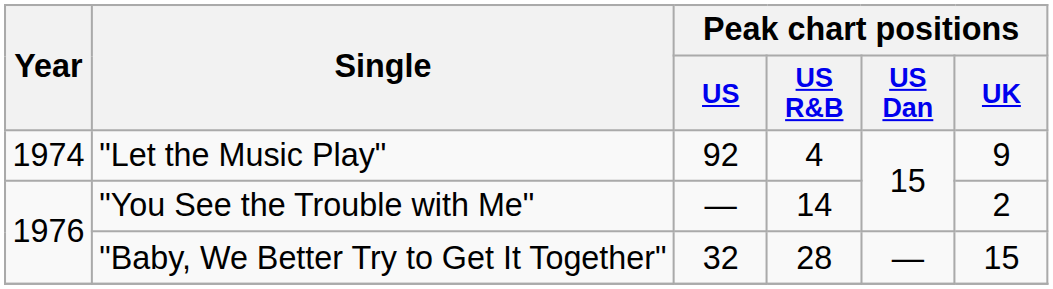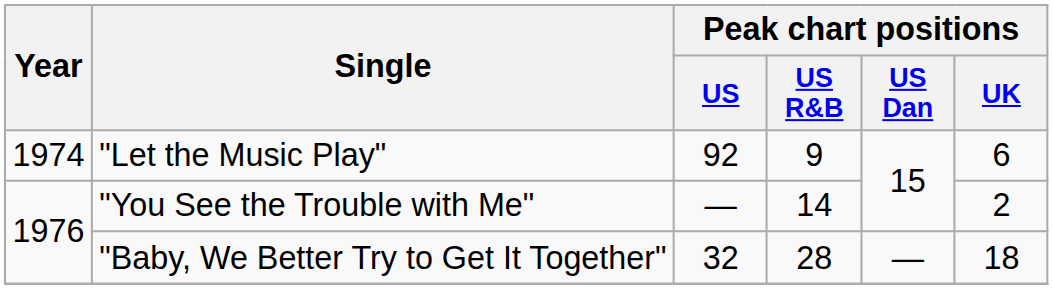(814, 154) 4 -> (814, 154) 9
(1001, 154) 9 -> (1001, 154) 6
(1001, 257) 15 -> (1001, 257) 18
